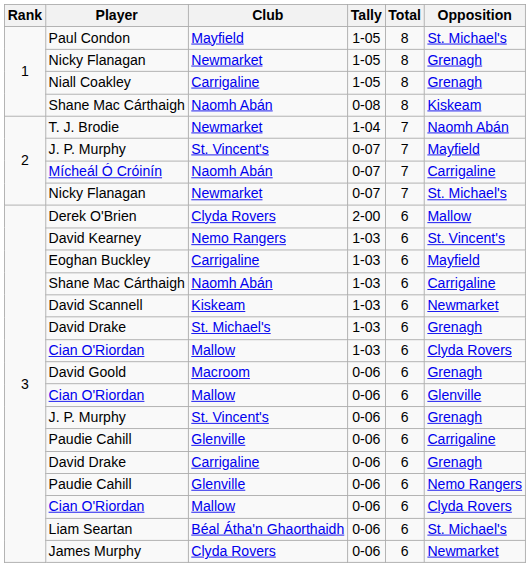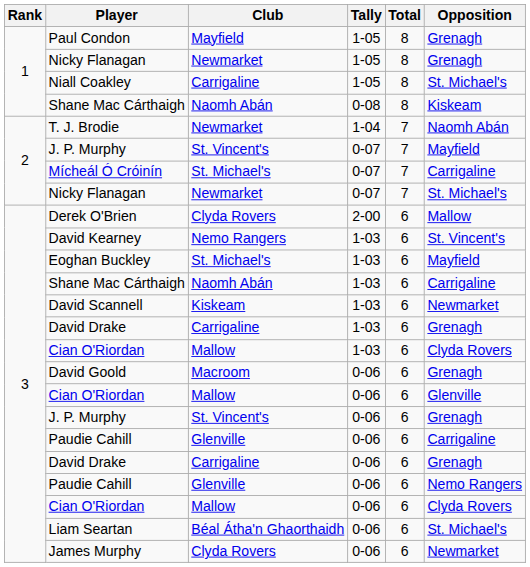(467, 37) St. Michael's -> (455, 37) Grenagh
(455, 82) Grenagh -> (467, 82) St. Michael's
(232, 171) Naomh Abán -> (231, 171) St. Michael's
(225, 261) Carrigaline -> (231, 261) St. Michael's
(231, 328) St. Michael's -> (225, 328) Carrigaline
